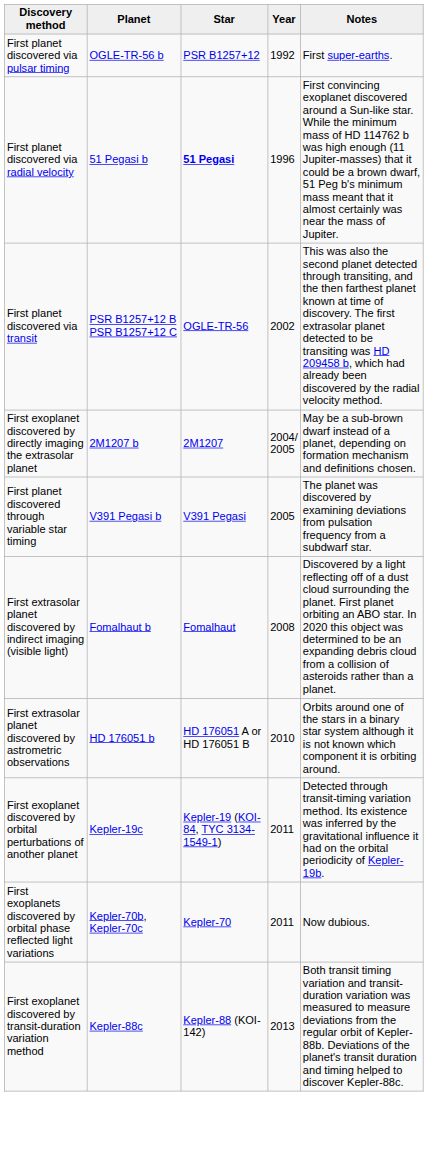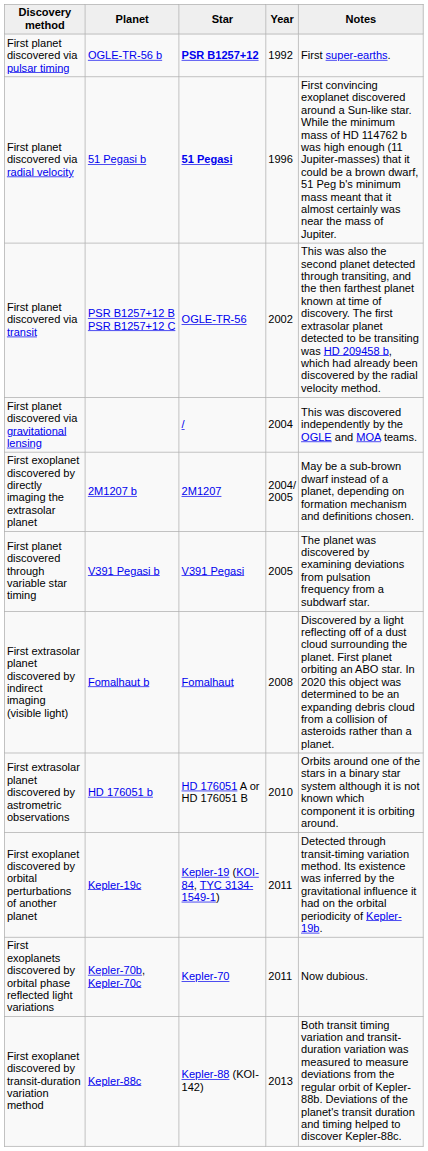(222, 55) normal -> (220, 55) bold
+ row: (42, 424)
